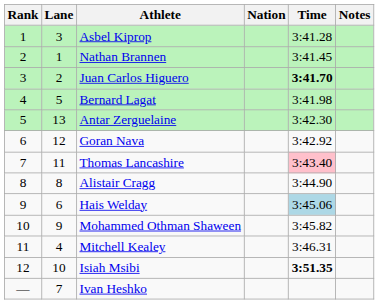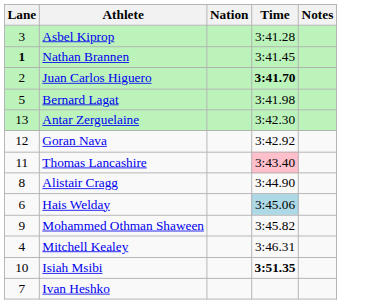- column: (23, 15)
(59, 57) normal -> (22, 57) bold
